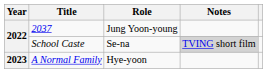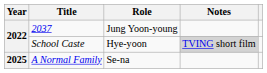(118, 44) Se-na -> (127, 44) Hye-yoon
(17, 60) 2023 -> (17, 60) 2025
(127, 60) Hye-yoon -> (118, 60) Se-na
